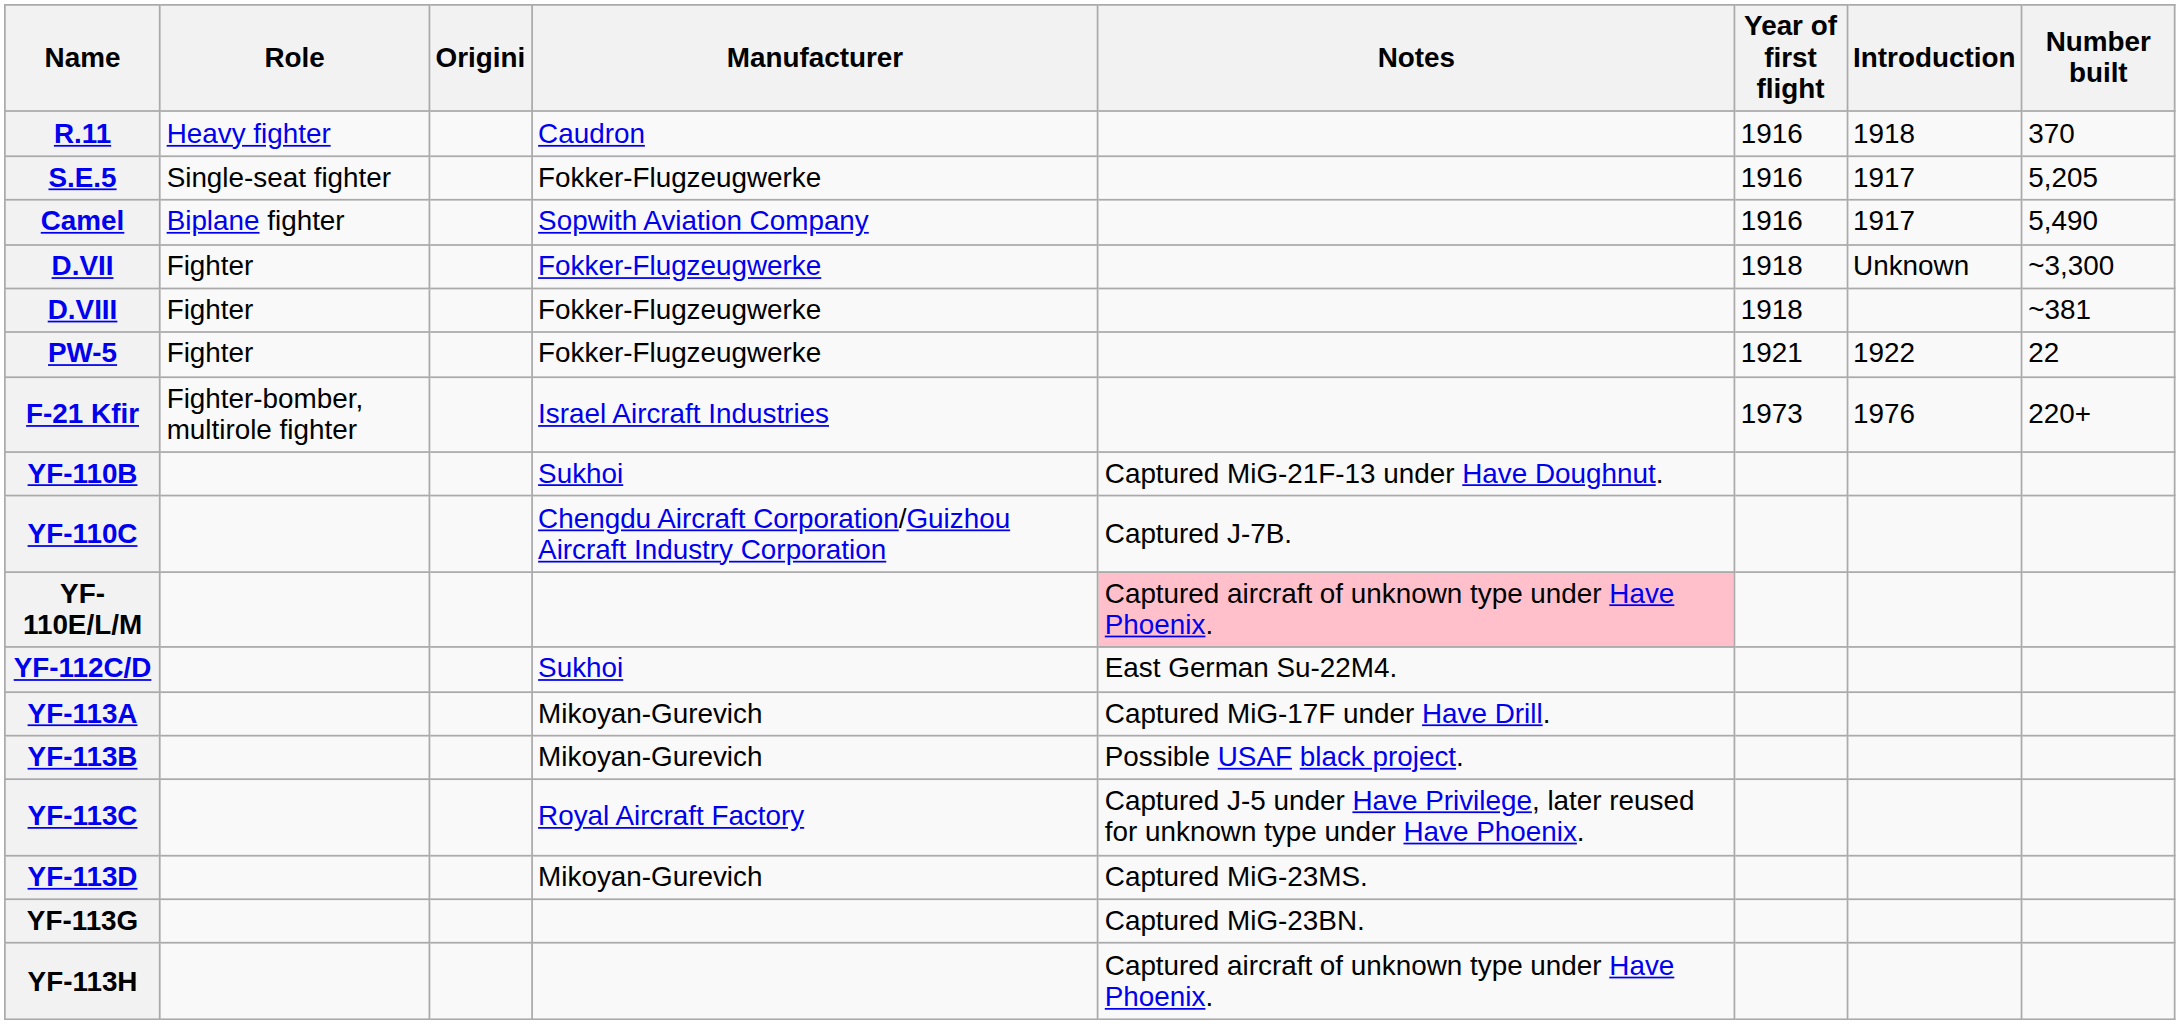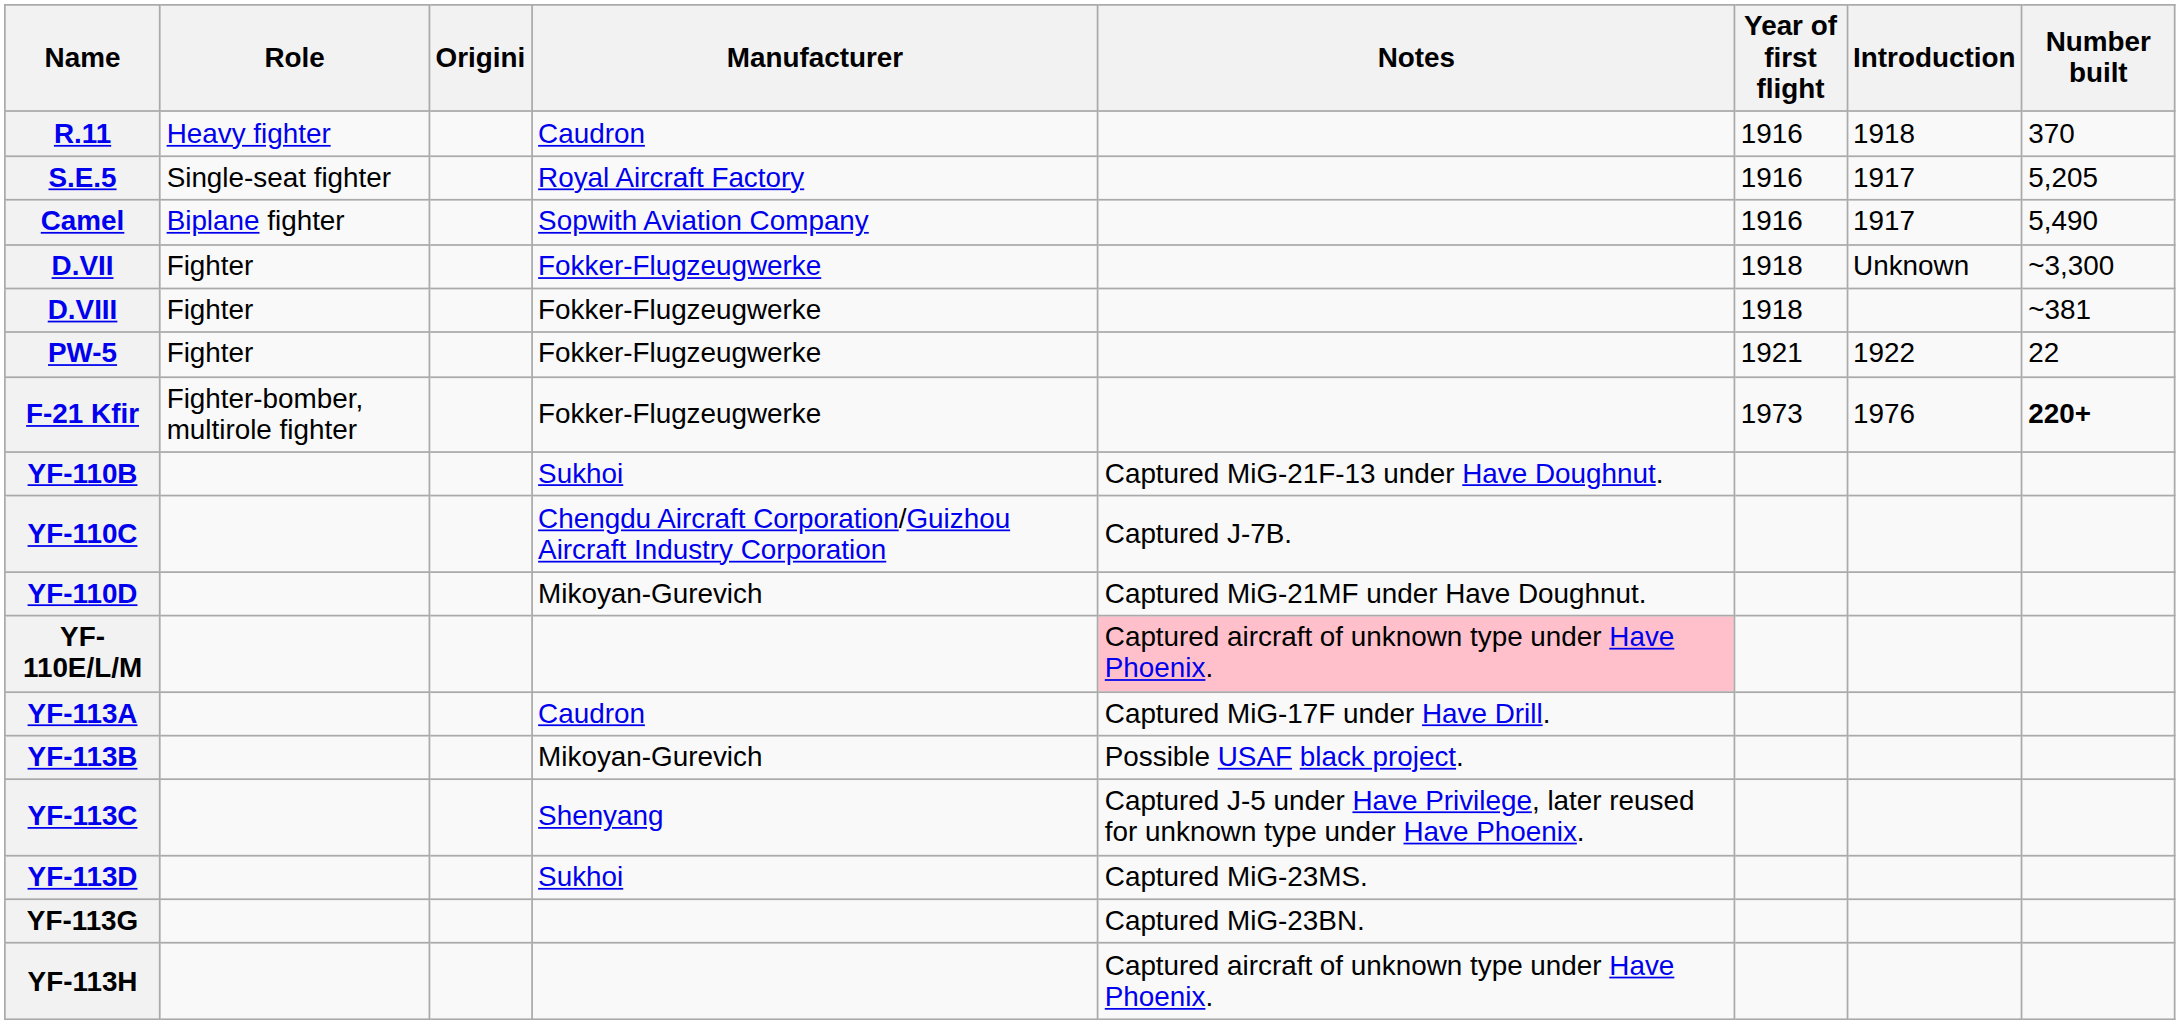(680, 177) Fokker-Flugzeugwerke -> (671, 177) Royal Aircraft Factory
(684, 413) Israel Aircraft Industries -> (680, 413) Fokker-Flugzeugwerke
(2060, 413) normal -> (2060, 413) bold
+ row: (83, 593)
- row: (83, 668)
(650, 713) Mikoyan-Gurevich -> (591, 713) Caudron
(671, 816) Royal Aircraft Factory -> (601, 816) Shenyang
(650, 876) Mikoyan-Gurevich -> (581, 876) Sukhoi
